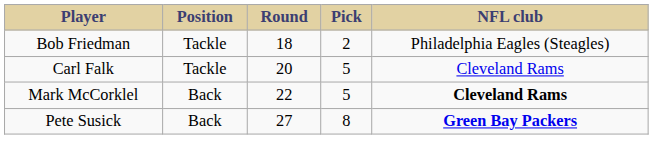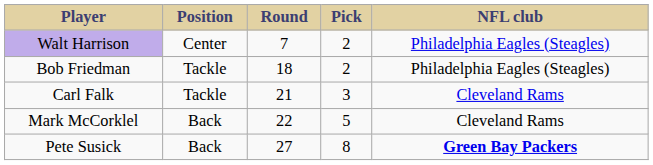+ row: (83, 43)
(284, 69) 20 -> (284, 95) 21
(346, 69) 5 -> (346, 95) 3
(510, 95) bold -> (510, 120) normal
